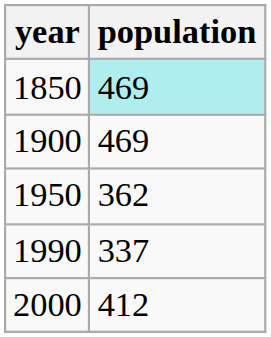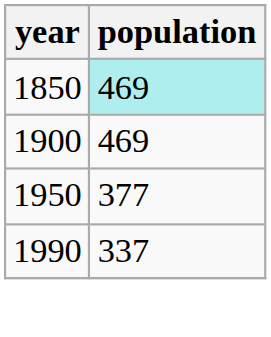(123, 195) 362 -> (123, 195) 377
- row: (47, 304)
